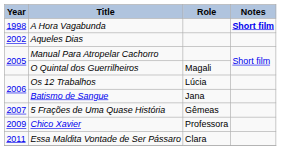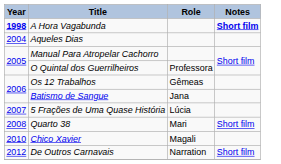(16, 26) normal -> (16, 26) bold
(16, 40) 2002 -> (16, 40) 2004
(198, 68) Magali -> (191, 68) Professora
(196, 82) Lúcia -> (186, 82) Gêmeas
(202, 110) Gêmeas -> (180, 110) Lúcia
+ row: (50, 125)
(16, 125) 2009 -> (16, 139) 2010
(207, 125) Professora -> (183, 139) Magali
- row: (106, 139)
+ row: (72, 153)
